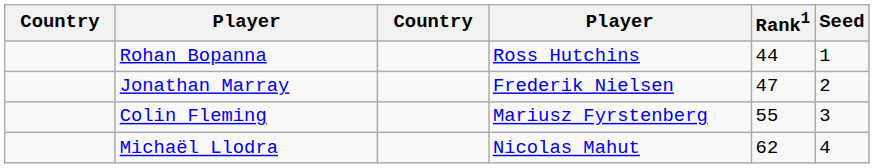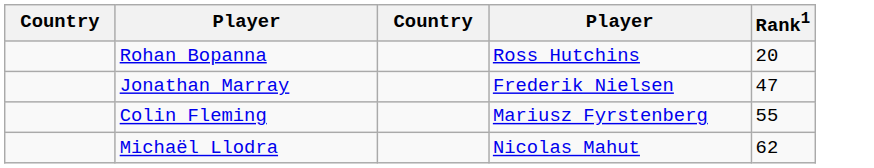- column: (842, 22)
(767, 56) 44 -> (767, 56) 20
